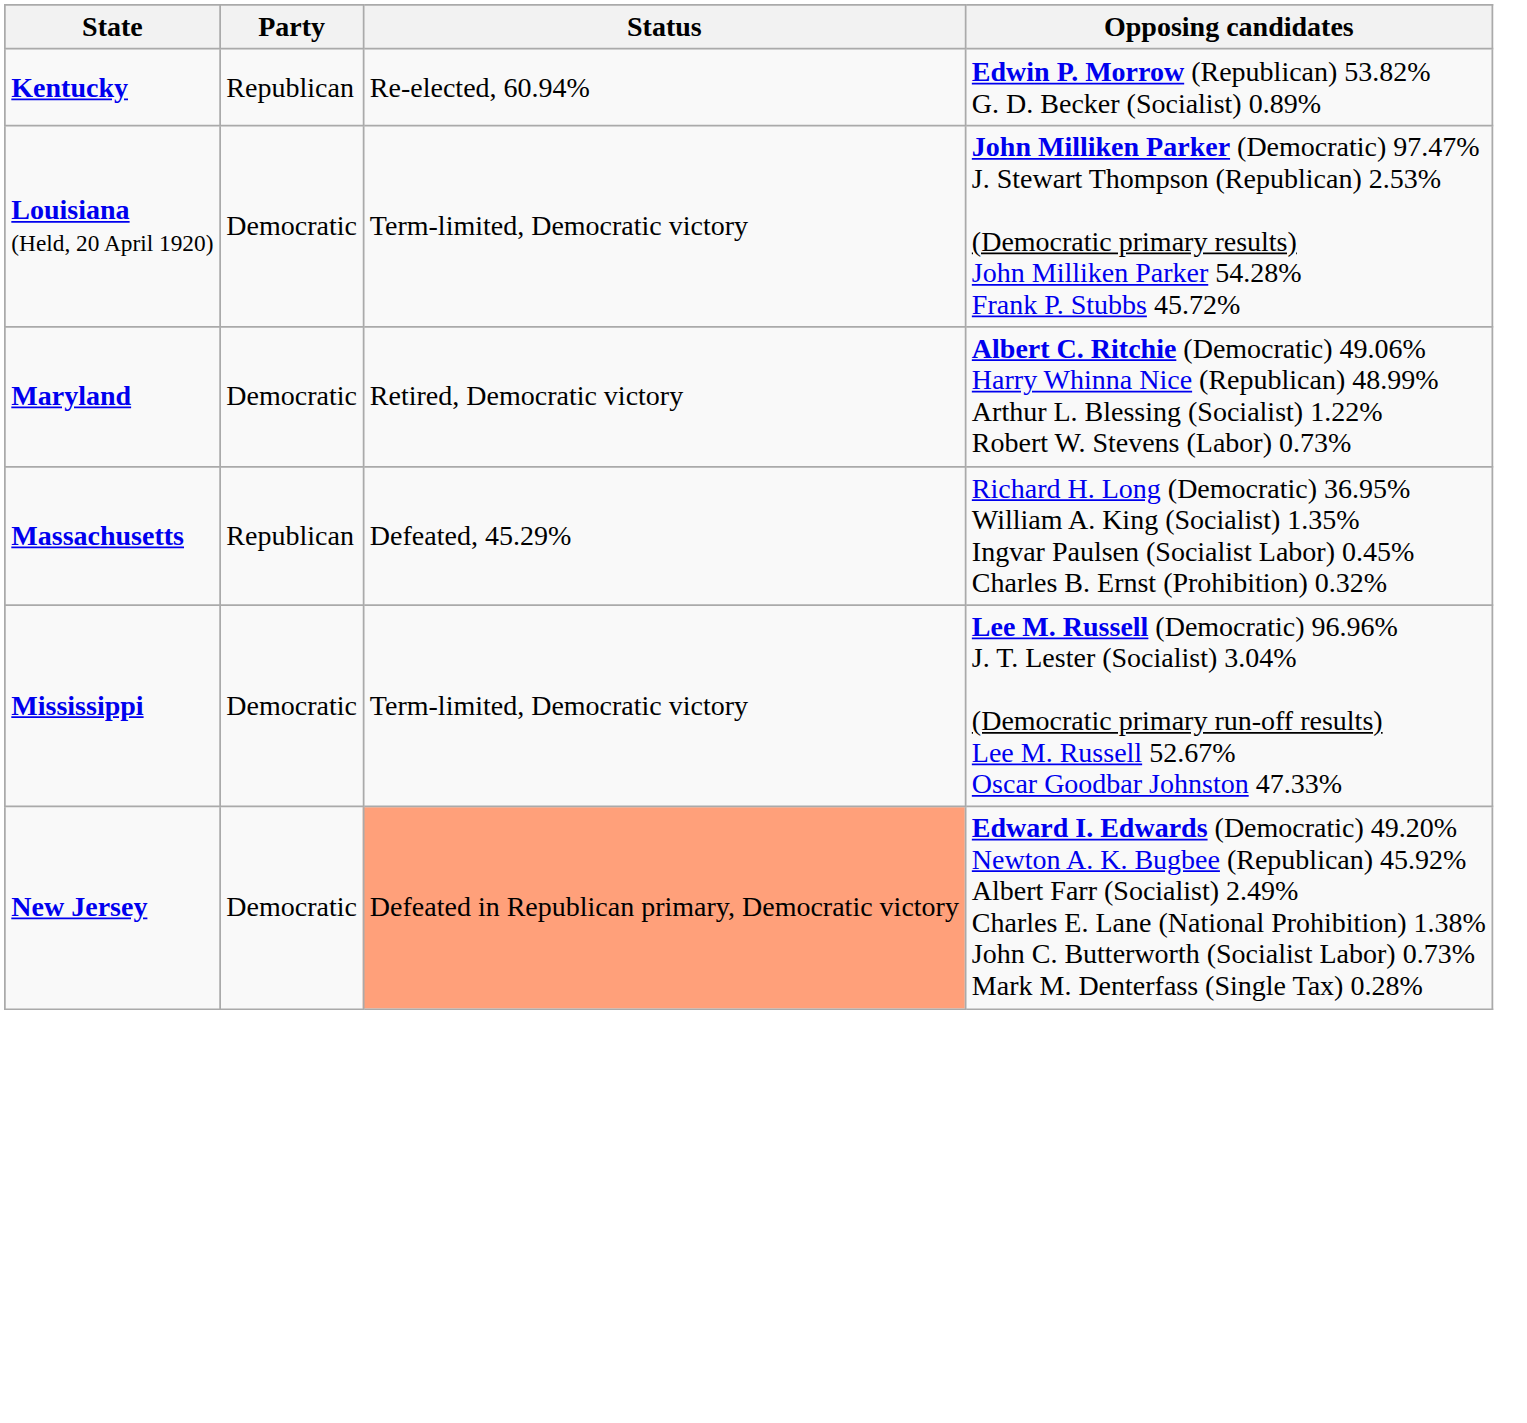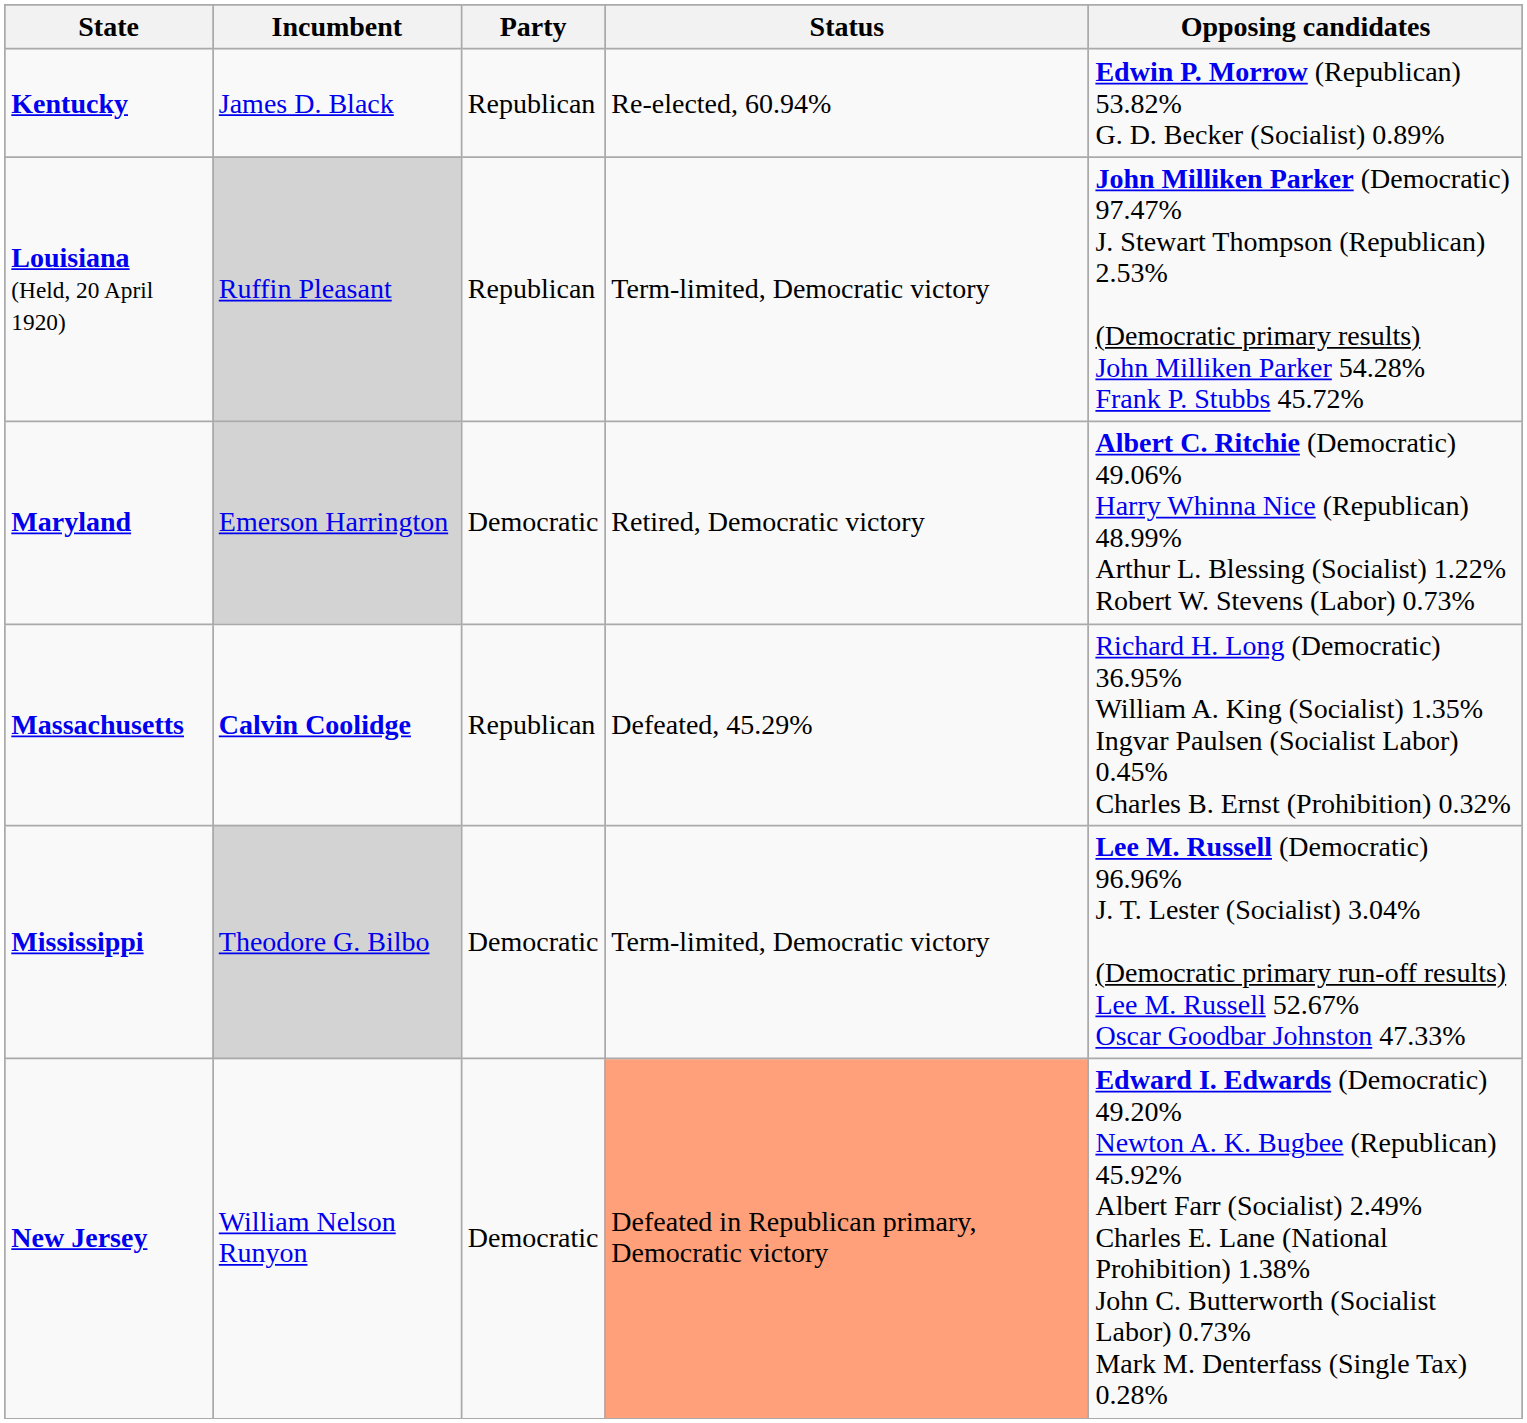+ column: (337, 26)
(292, 225) Democratic -> (532, 288) Republican
